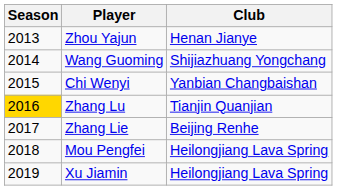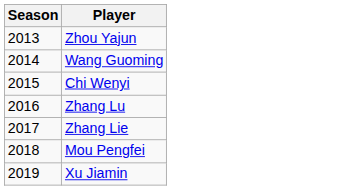- column: (249, 15)
(24, 106) gold background -> (24, 106) no background
